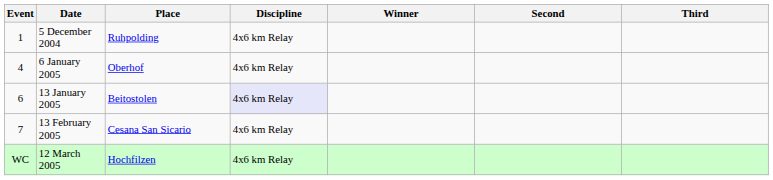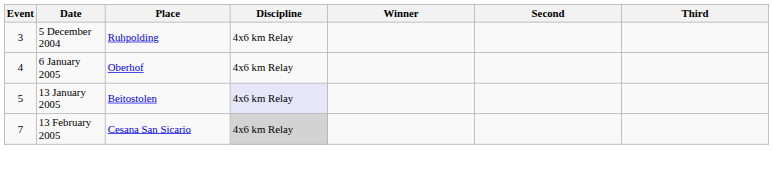(20, 37) 1 -> (20, 37) 3
(20, 98) 6 -> (20, 98) 5
(263, 129) no background -> (263, 129) lightgrey background
- row: (60, 160)
